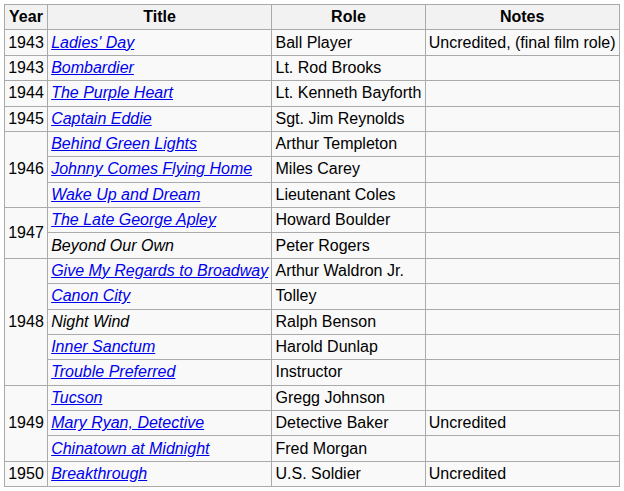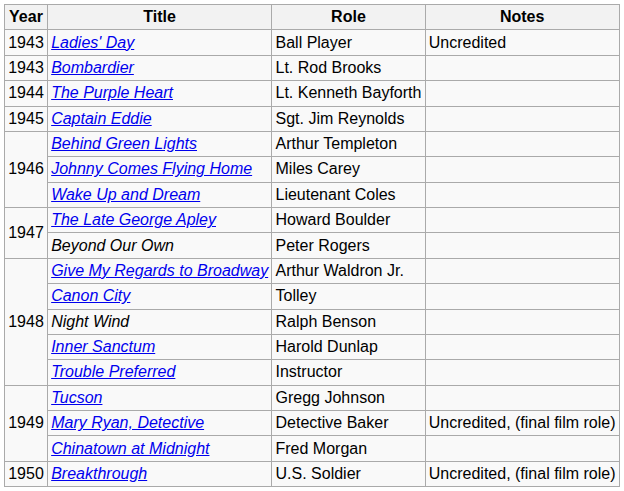(522, 42) Uncredited, (final film role) -> (467, 42) Uncredited
(467, 423) Uncredited -> (522, 423) Uncredited, (final film role)
(467, 473) Uncredited -> (522, 473) Uncredited, (final film role)
